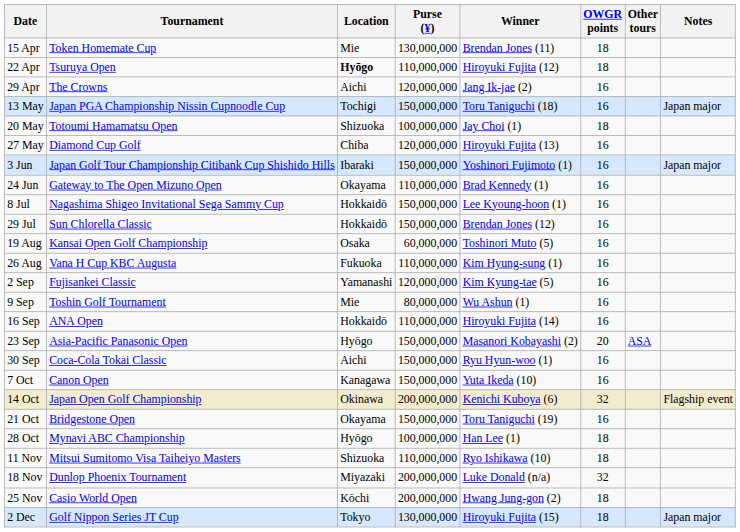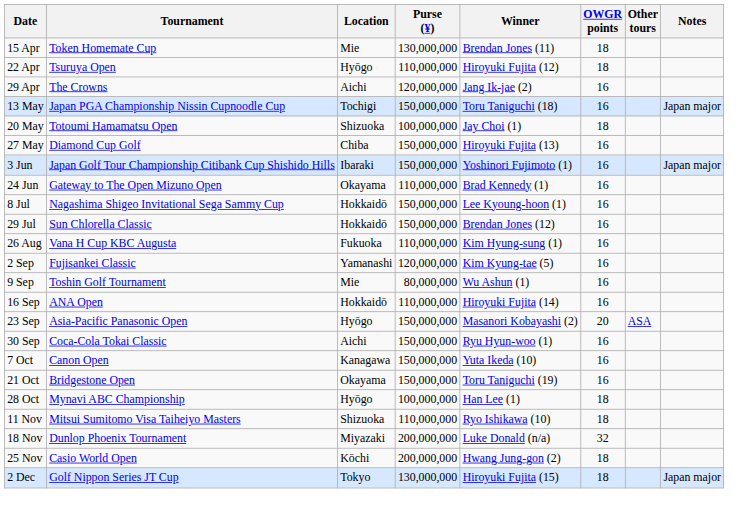(357, 67) bold -> (356, 67) normal
(428, 145) 120,000,000 -> (428, 145) 150,000,000
- row: (24, 243)
- row: (23, 399)
